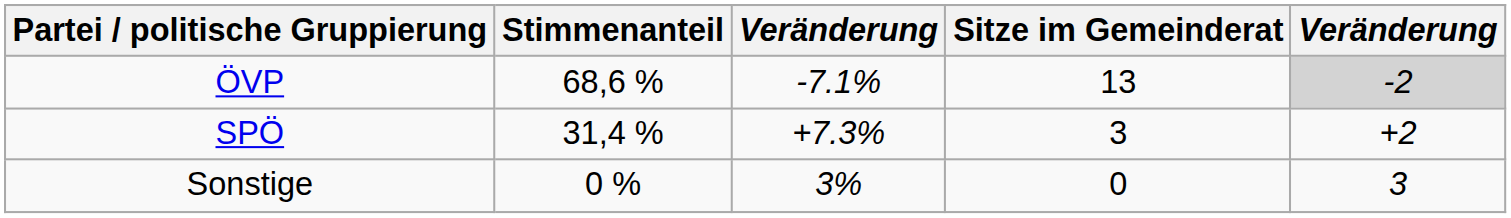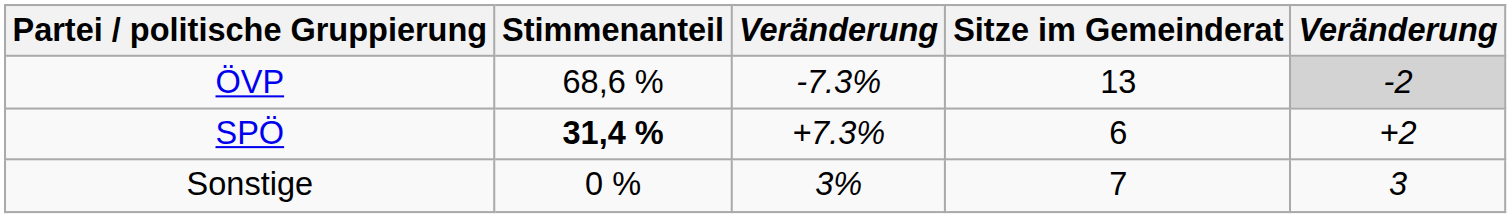(839, 81) -7.1% -> (839, 81) -7.3%
(613, 133) normal -> (613, 133) bold
(1118, 133) 3 -> (1118, 133) 6
(1118, 184) 0 -> (1118, 184) 7
